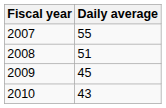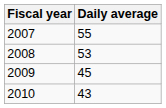(84, 53) 51 -> (84, 53) 53
